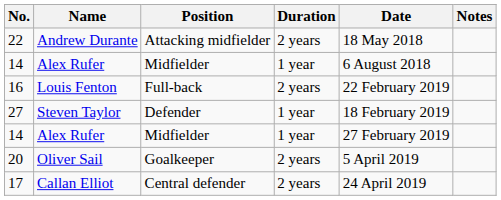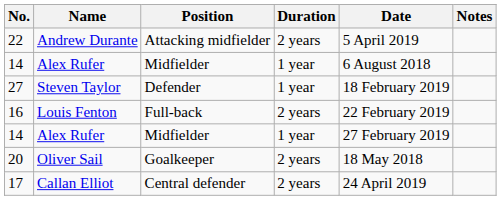(383, 40) 18 May 2018 -> (381, 40) 5 April 2019
rows swapped: (15, 111) <-> (15, 87)
(381, 159) 5 April 2019 -> (383, 159) 18 May 2018
